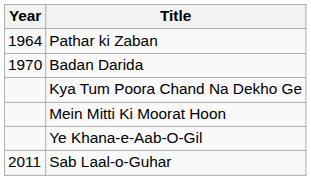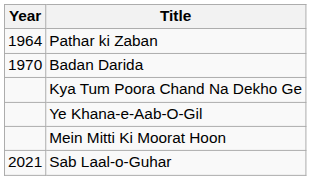rows swapped: (138, 114) <-> (126, 138)
(25, 162) 2011 -> (25, 162) 2021
